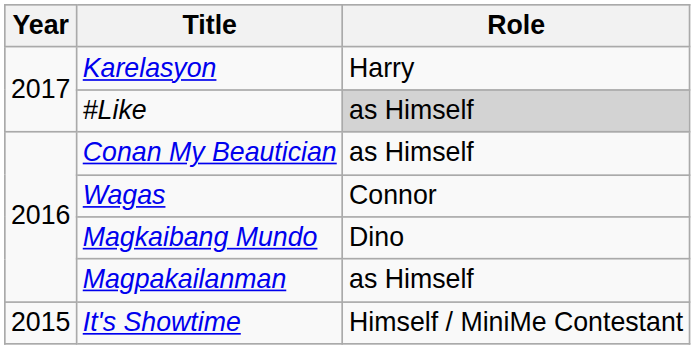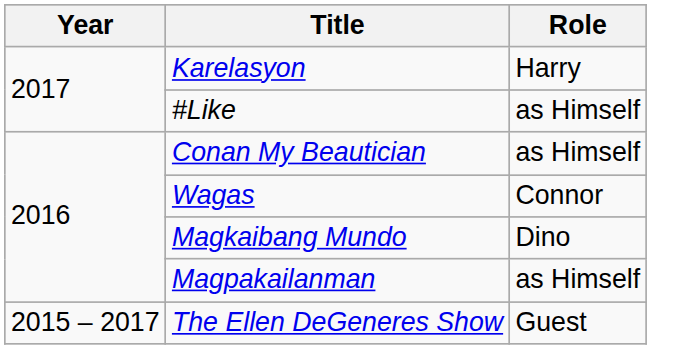(411, 110) lightgrey background -> (578, 110) no background
+ row: (338, 322)
- row: (162, 322)
